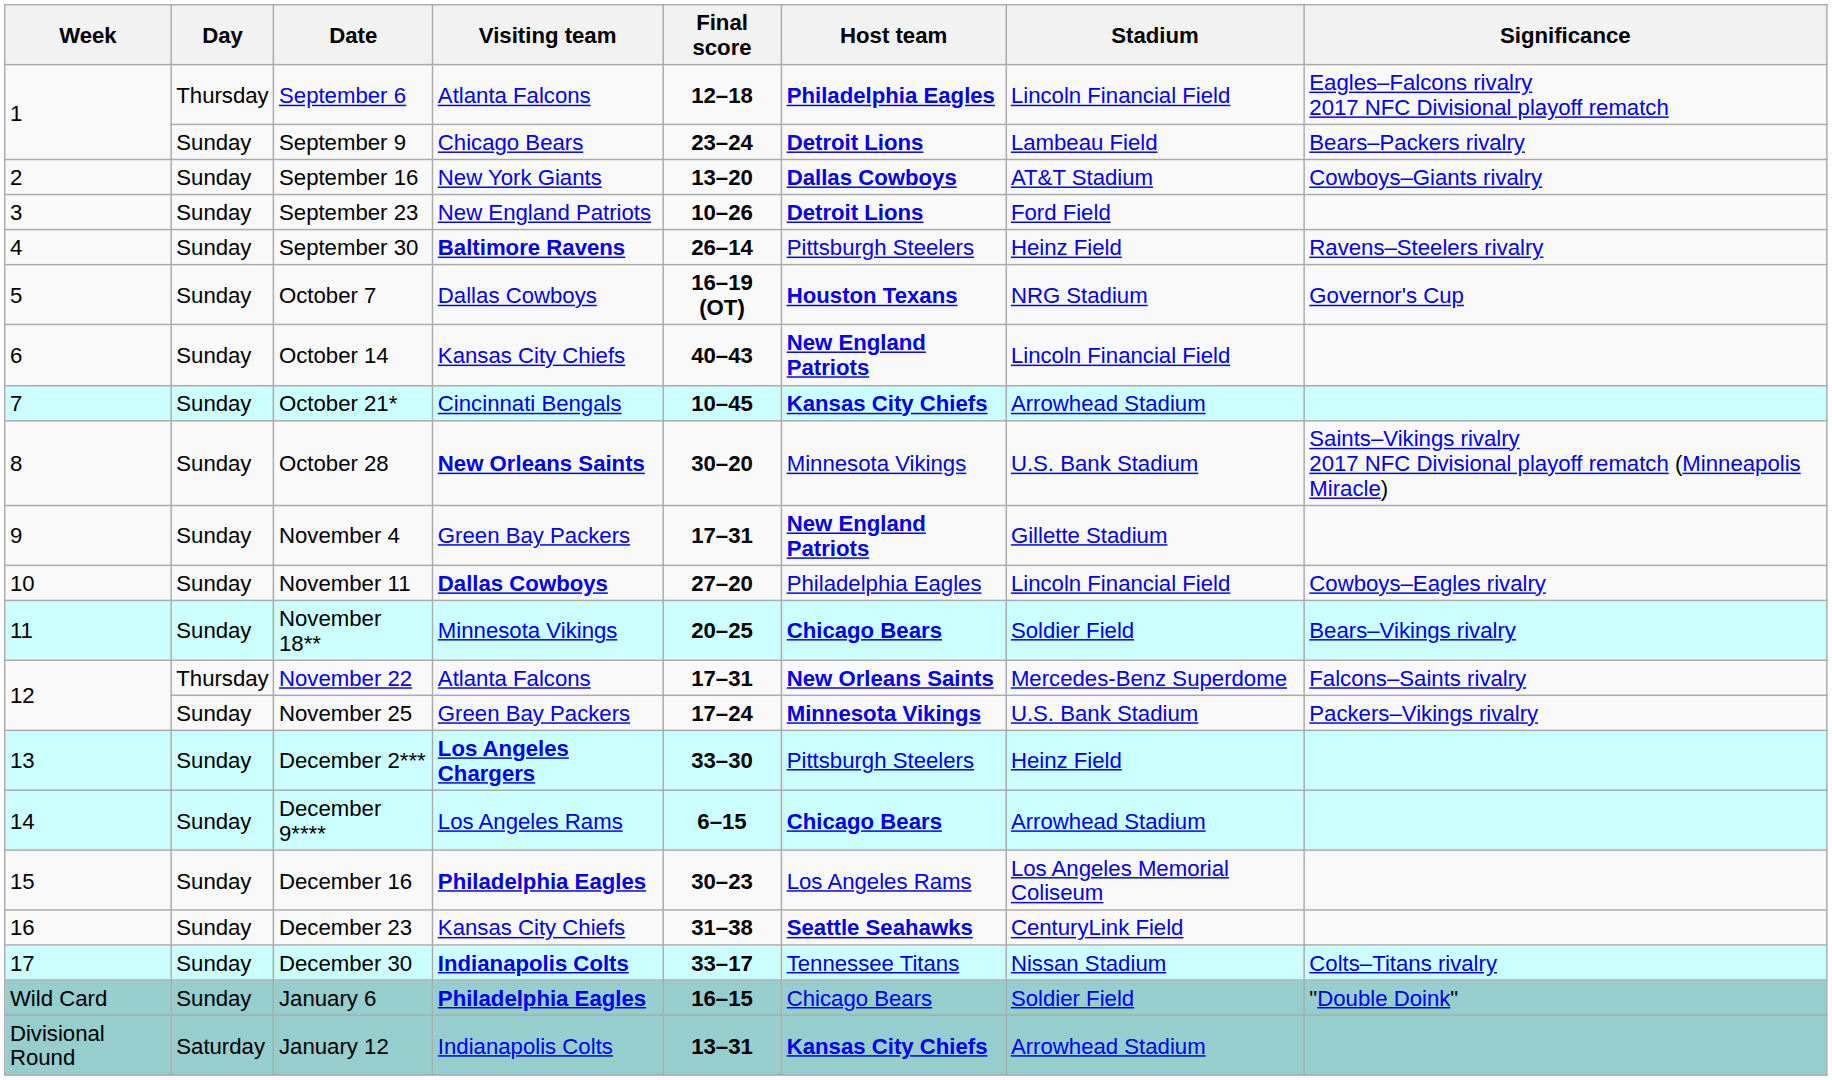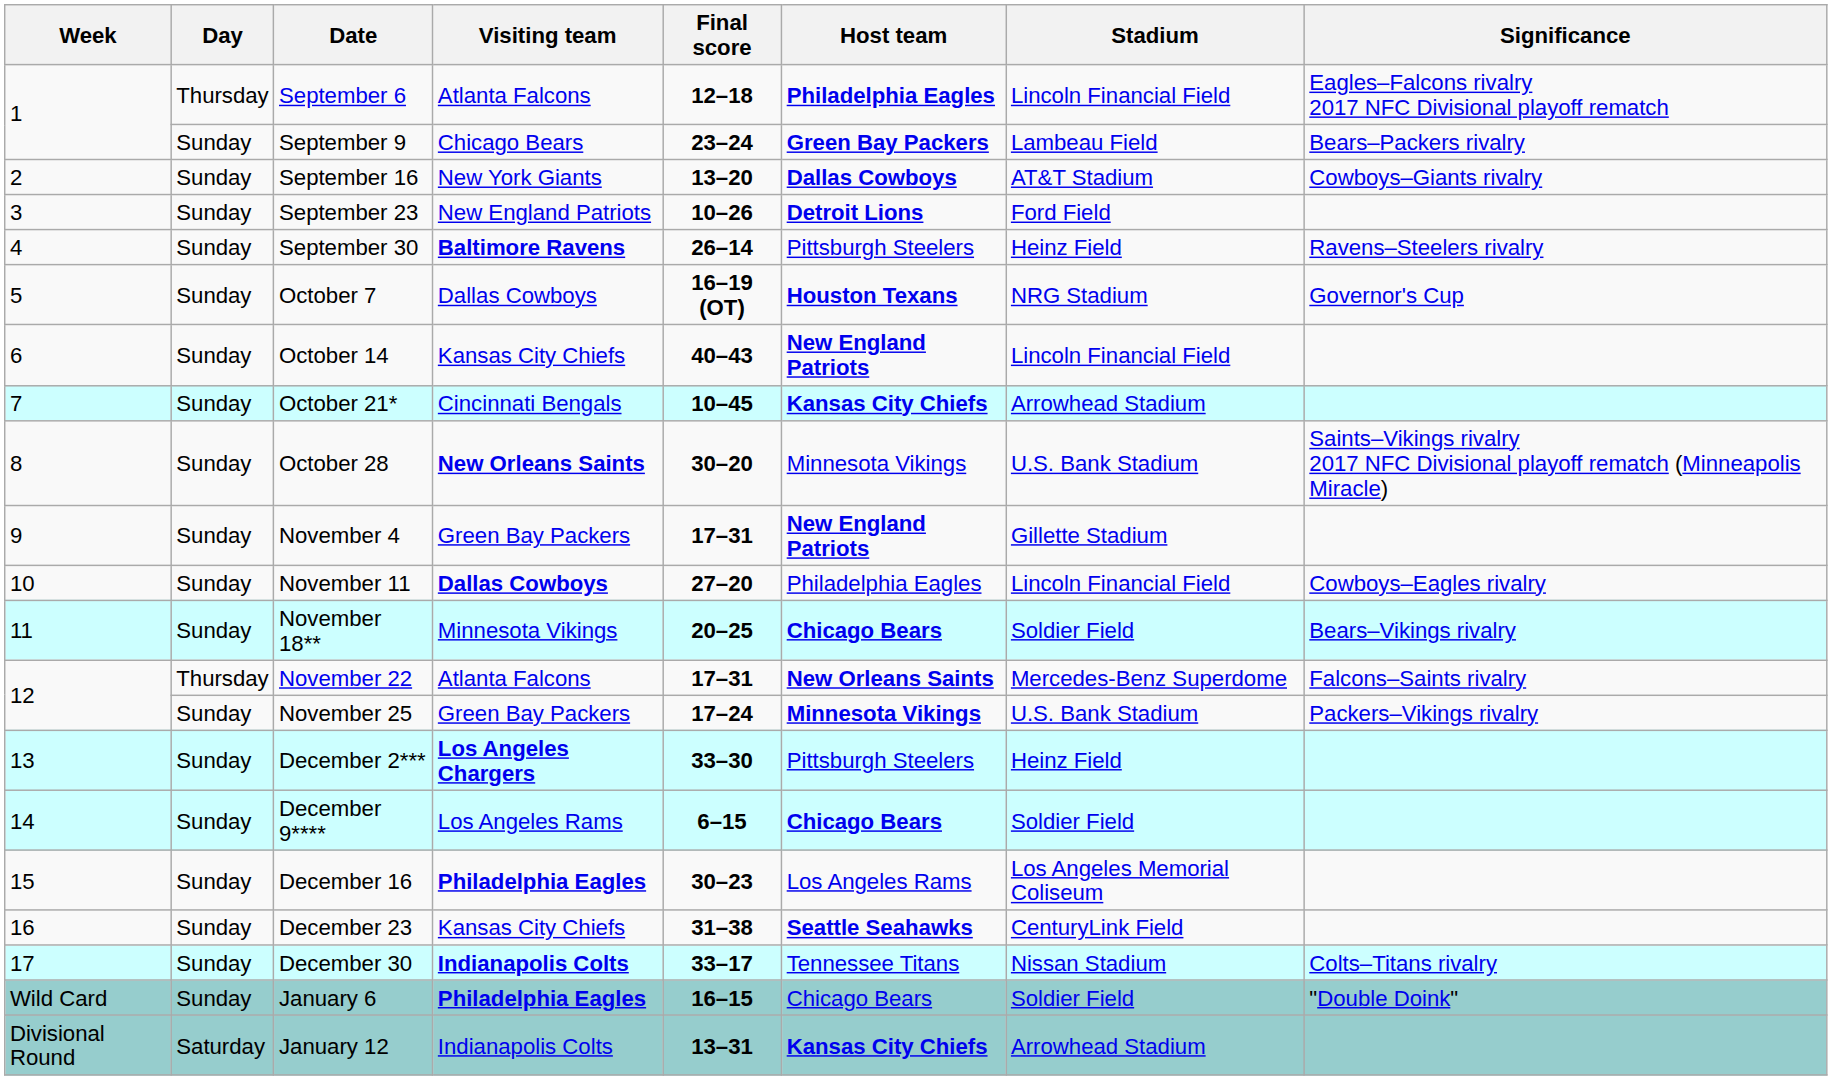(855, 142) Detroit Lions -> (888, 142) Green Bay Packers
(1108, 820) Arrowhead Stadium -> (1073, 820) Soldier Field
